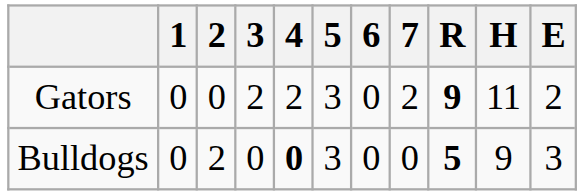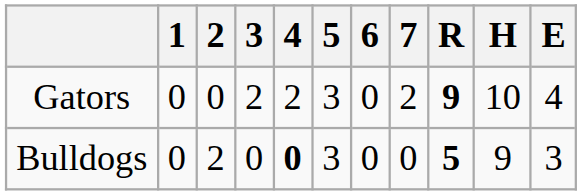(503, 96) 11 -> (503, 96) 10
(553, 96) 2 -> (553, 96) 4
